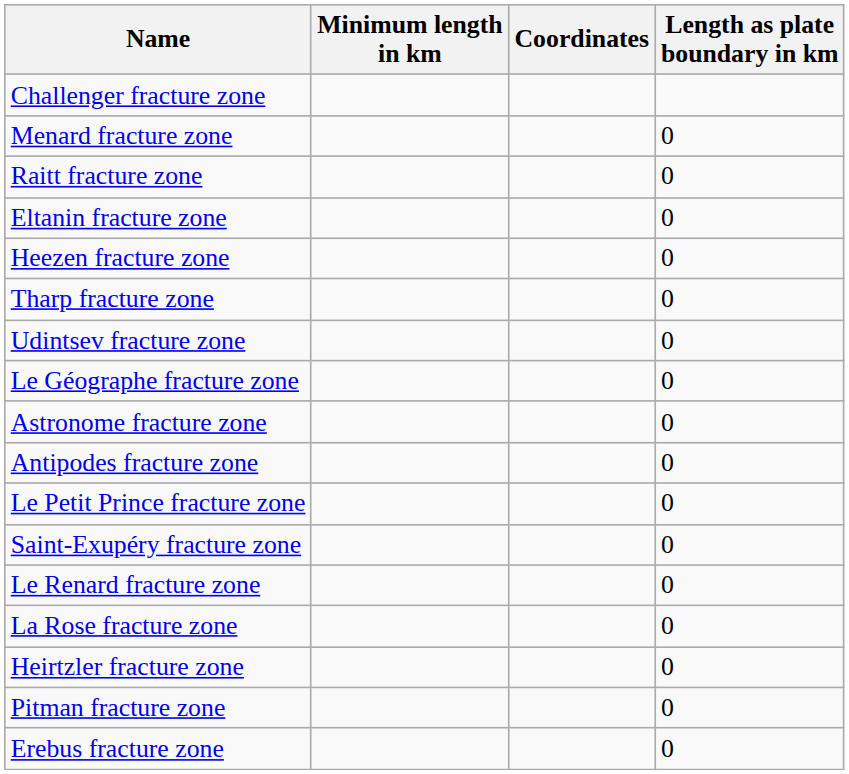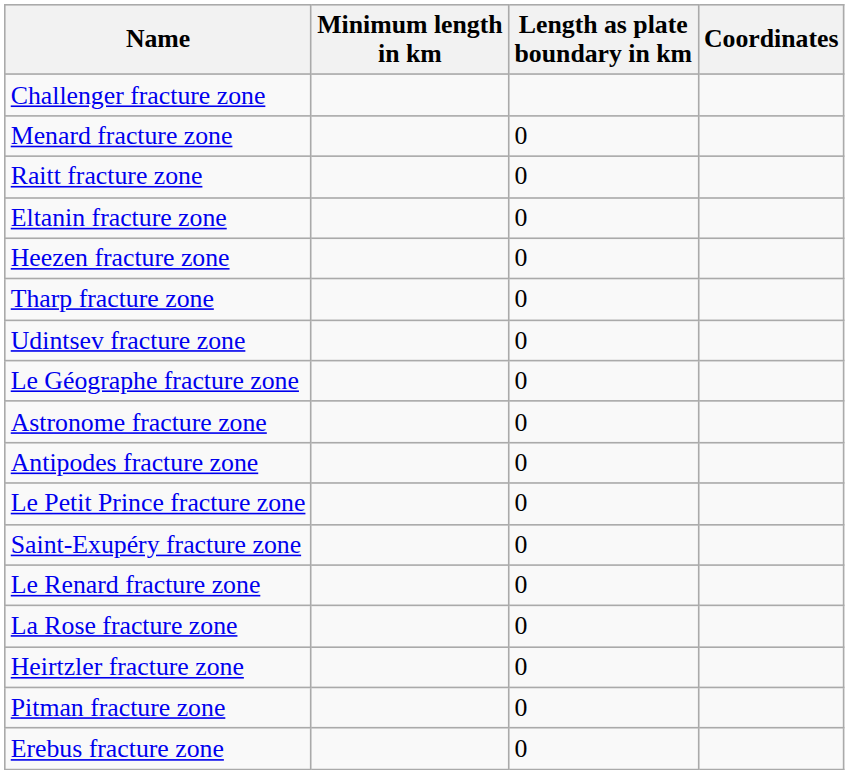columns swapped: (750, 39) <-> (582, 39)
